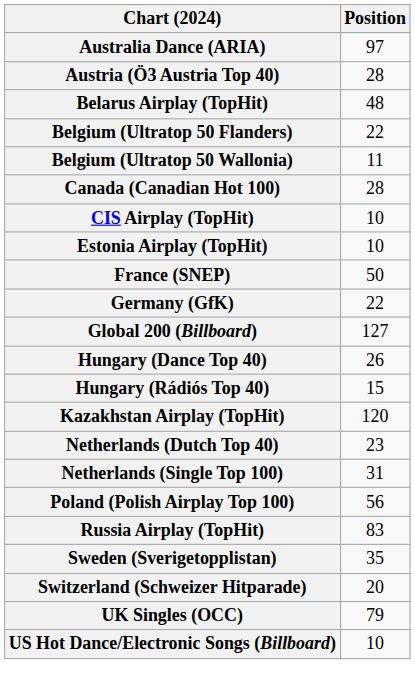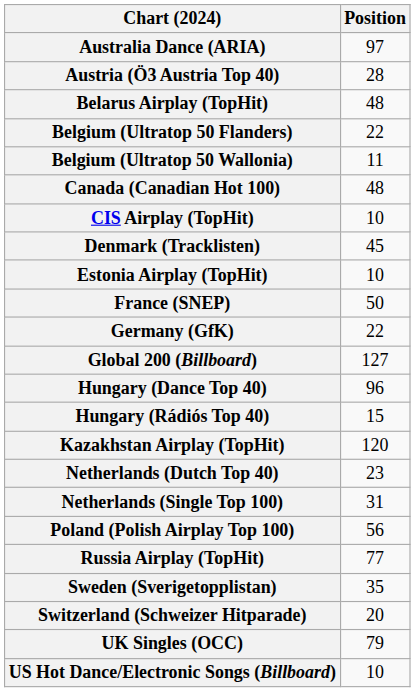(375, 189) 28 -> (375, 189) 48
+ row: (172, 246)
(375, 359) 26 -> (375, 388) 96
(375, 530) 83 -> (375, 558) 77
